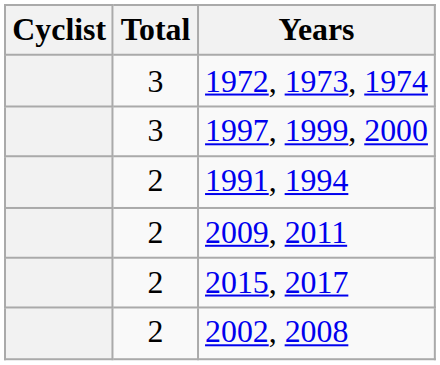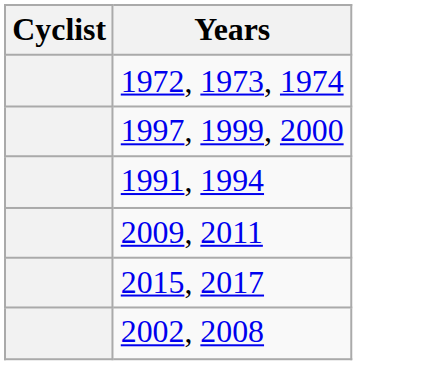- column: (156, 29)
